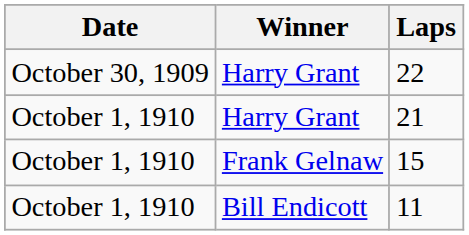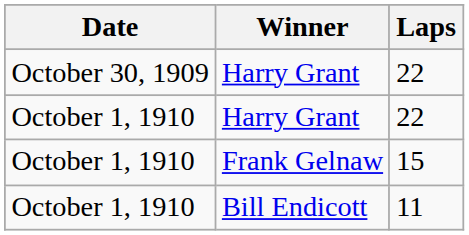(410, 116) 21 -> (410, 116) 22
